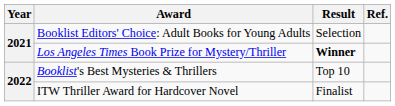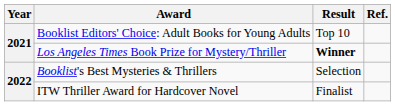(338, 33) Selection -> (333, 33) Top 10
(333, 71) Top 10 -> (338, 71) Selection
